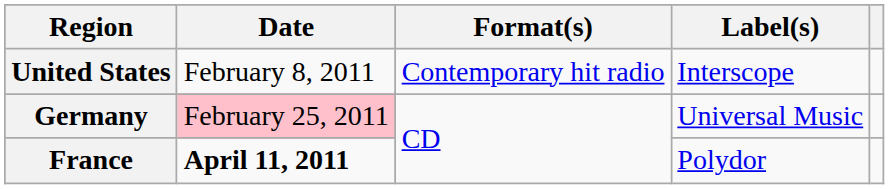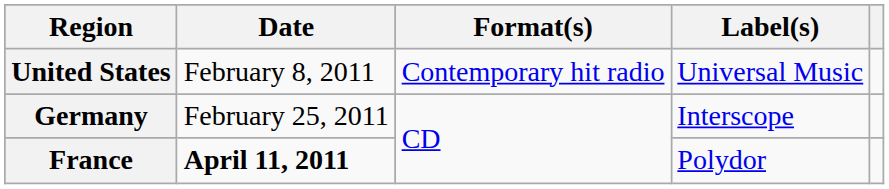(736, 71) Interscope -> (770, 71) Universal Music
(286, 115) pink background -> (286, 115) no background
(770, 115) Universal Music -> (736, 115) Interscope
